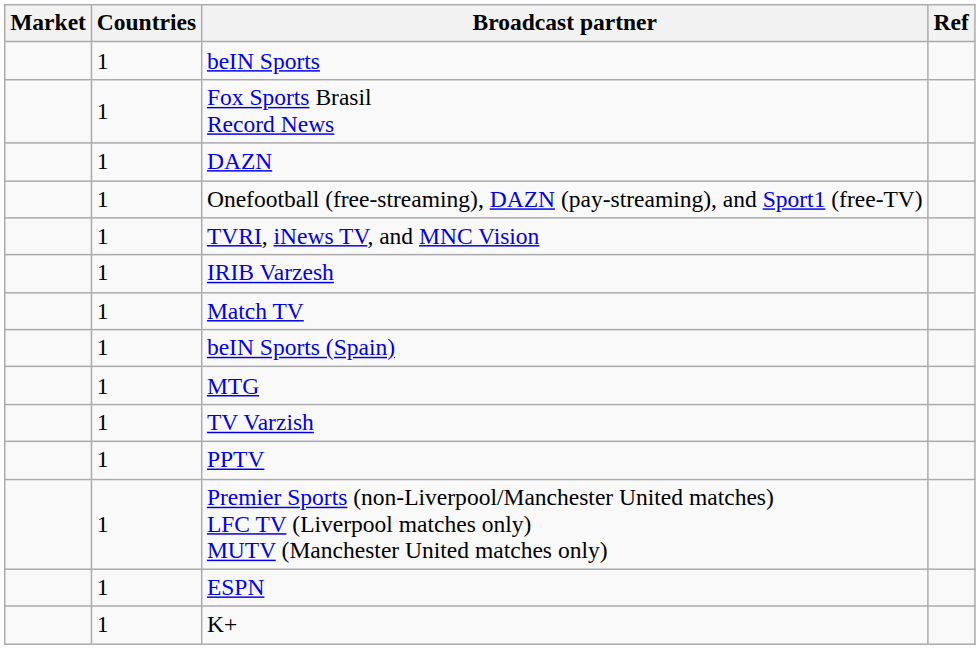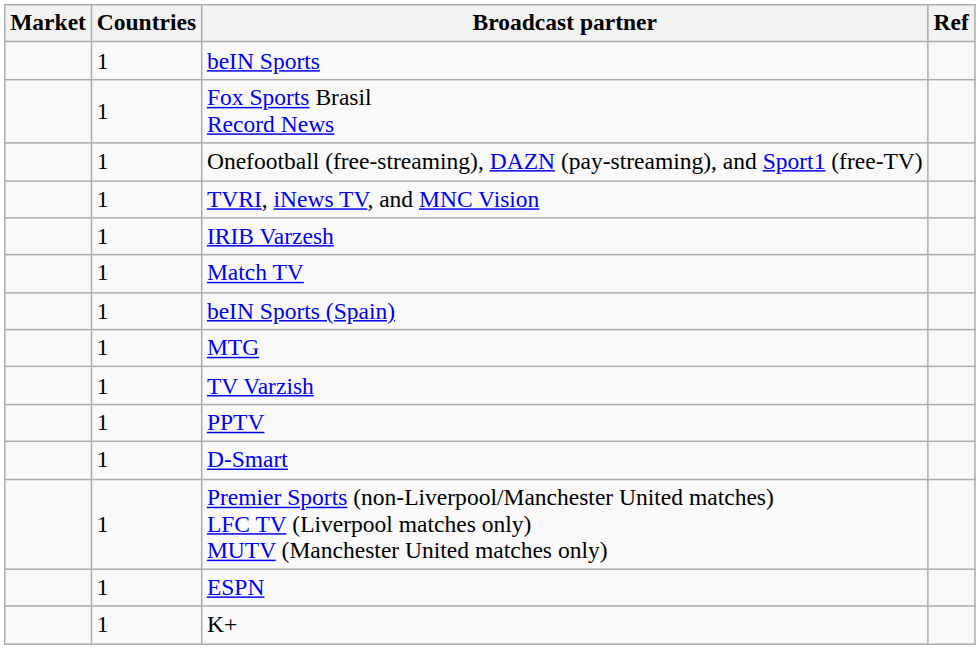- row: (240, 161)
+ row: (247, 459)
